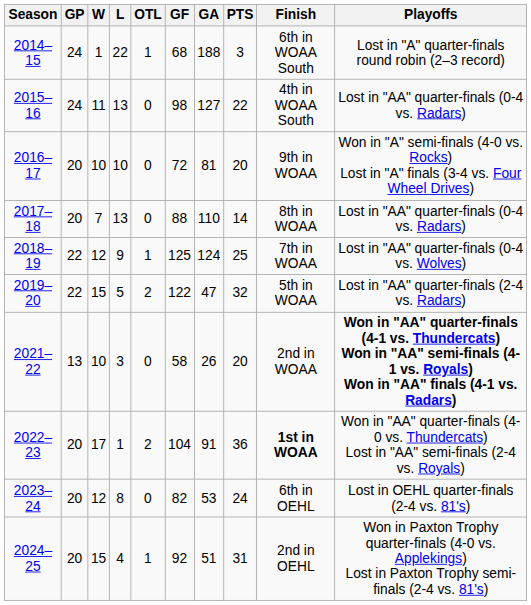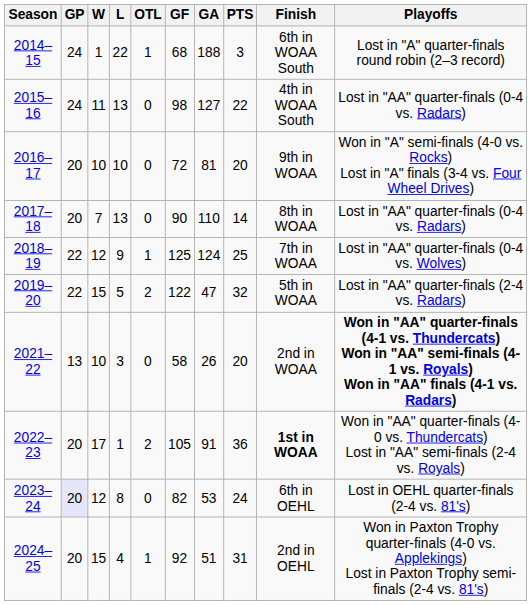(180, 218) 88 -> (180, 218) 90
(180, 445) 104 -> (180, 445) 105
(75, 498) no background -> (75, 498) lavender background
